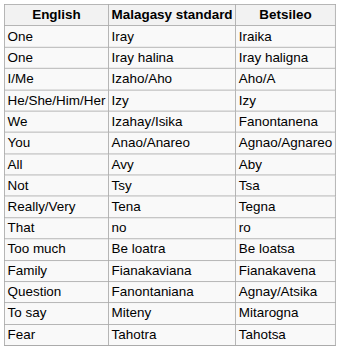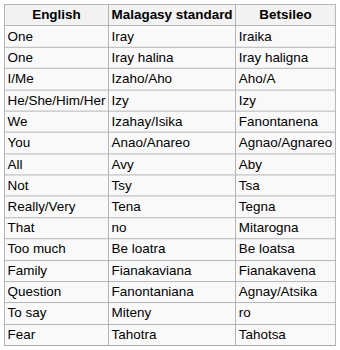(245, 228) ro -> (269, 228) Mitarogna
(269, 313) Mitarogna -> (245, 313) ro
